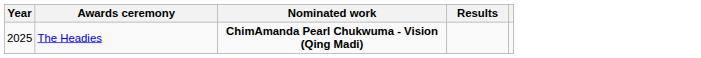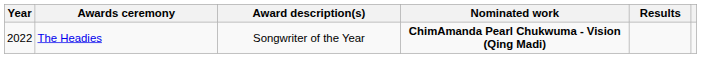+ column: (309, 13)
(20, 37) 2025 -> (20, 37) 2022
